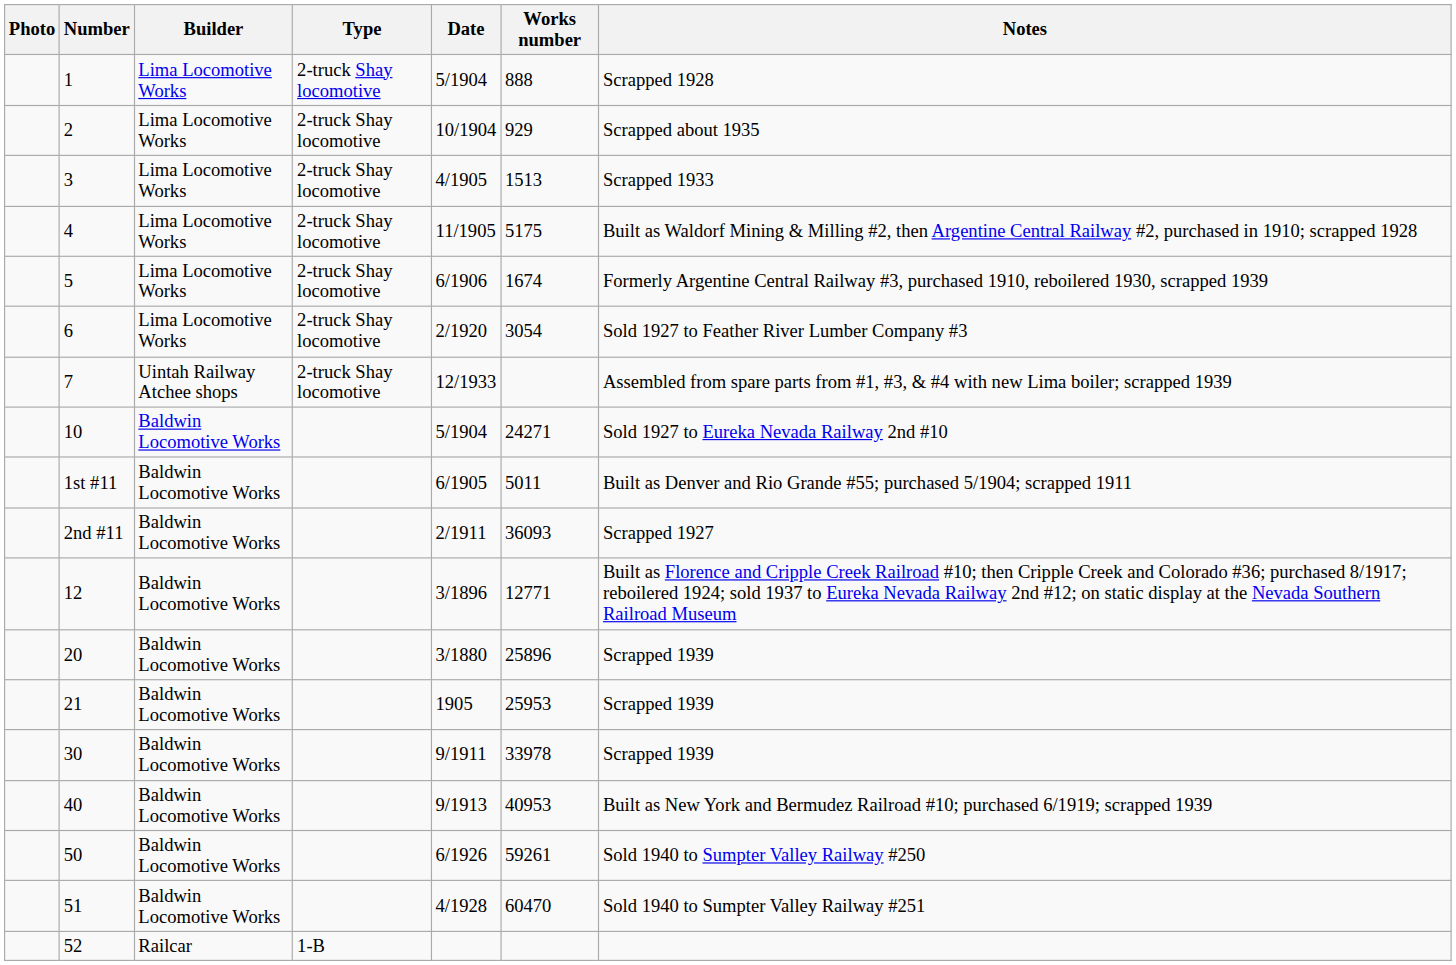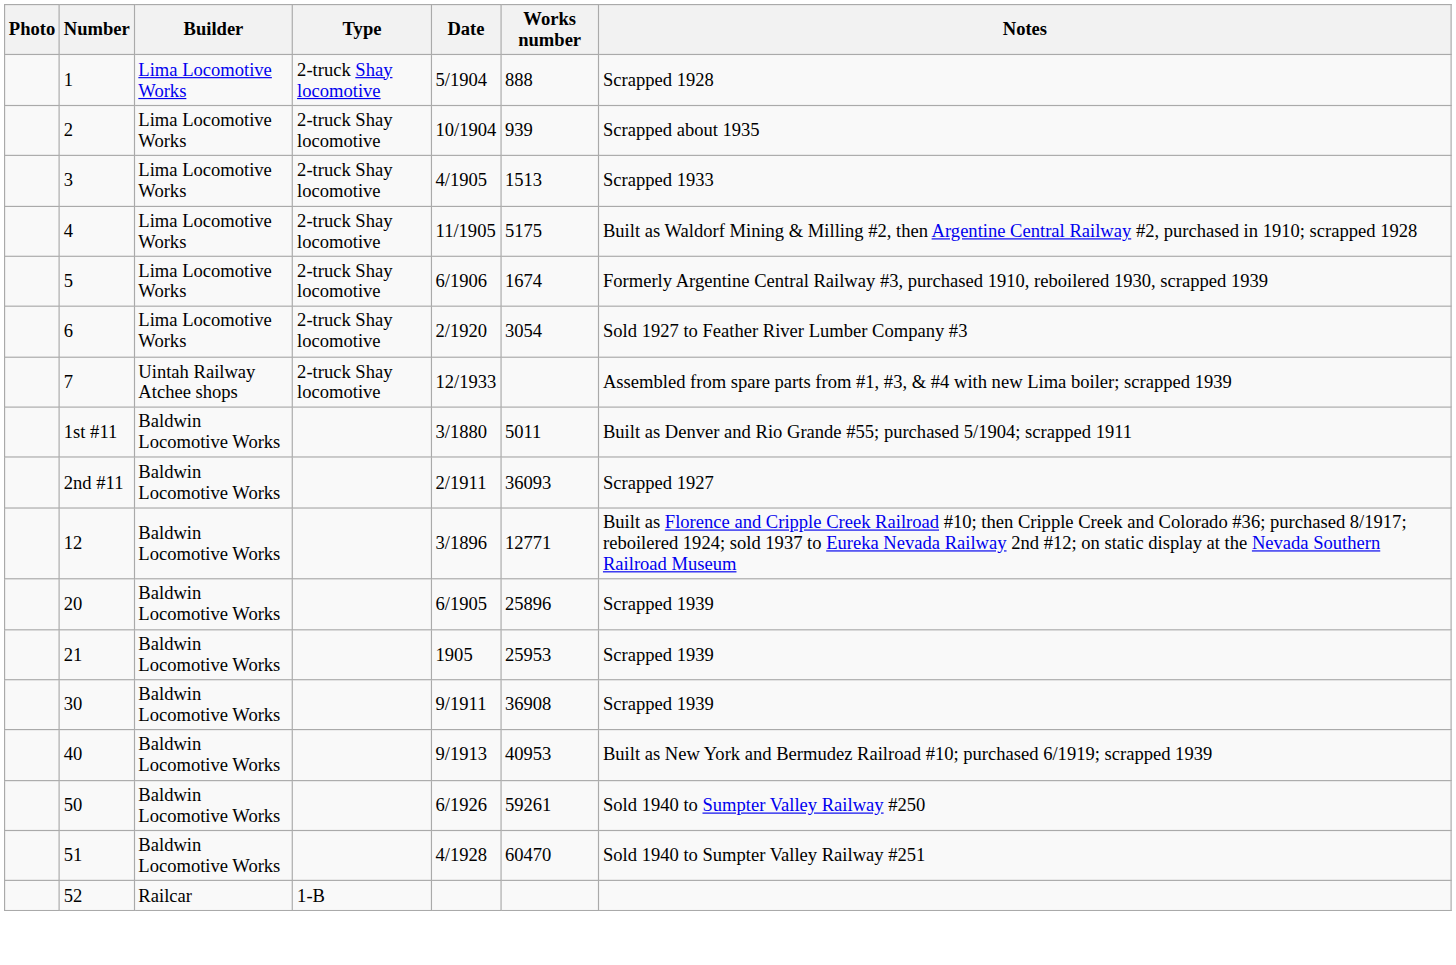(519, 130) 929 -> (519, 130) 939
- row: (73, 432)
(461, 482) 6/1905 -> (461, 432) 3/1880
(461, 654) 3/1880 -> (461, 604) 6/1905
(528, 754) 33978 -> (528, 704) 36908
